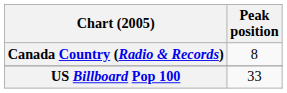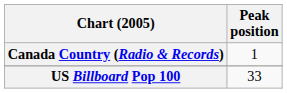(254, 54) 8 -> (254, 54) 1
